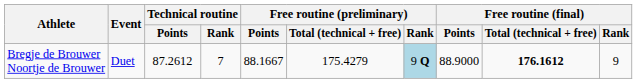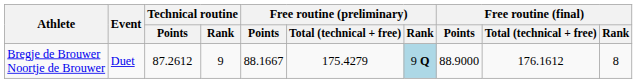(221, 61) 7 -> (221, 61) 9
(541, 61) bold -> (541, 61) normal
(616, 61) 9 -> (616, 61) 8
